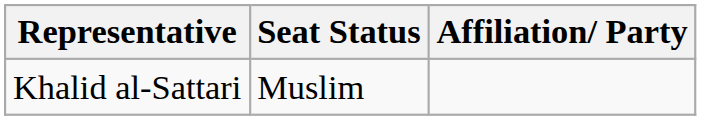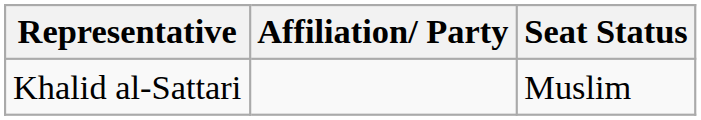columns swapped: (562, 31) <-> (339, 31)
